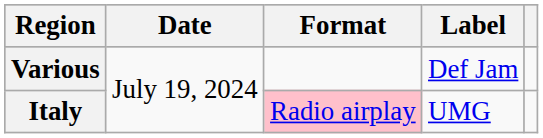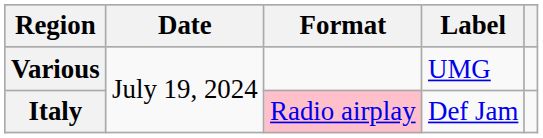(473, 68) Def Jam -> (459, 68) UMG
(459, 111) UMG -> (473, 111) Def Jam
